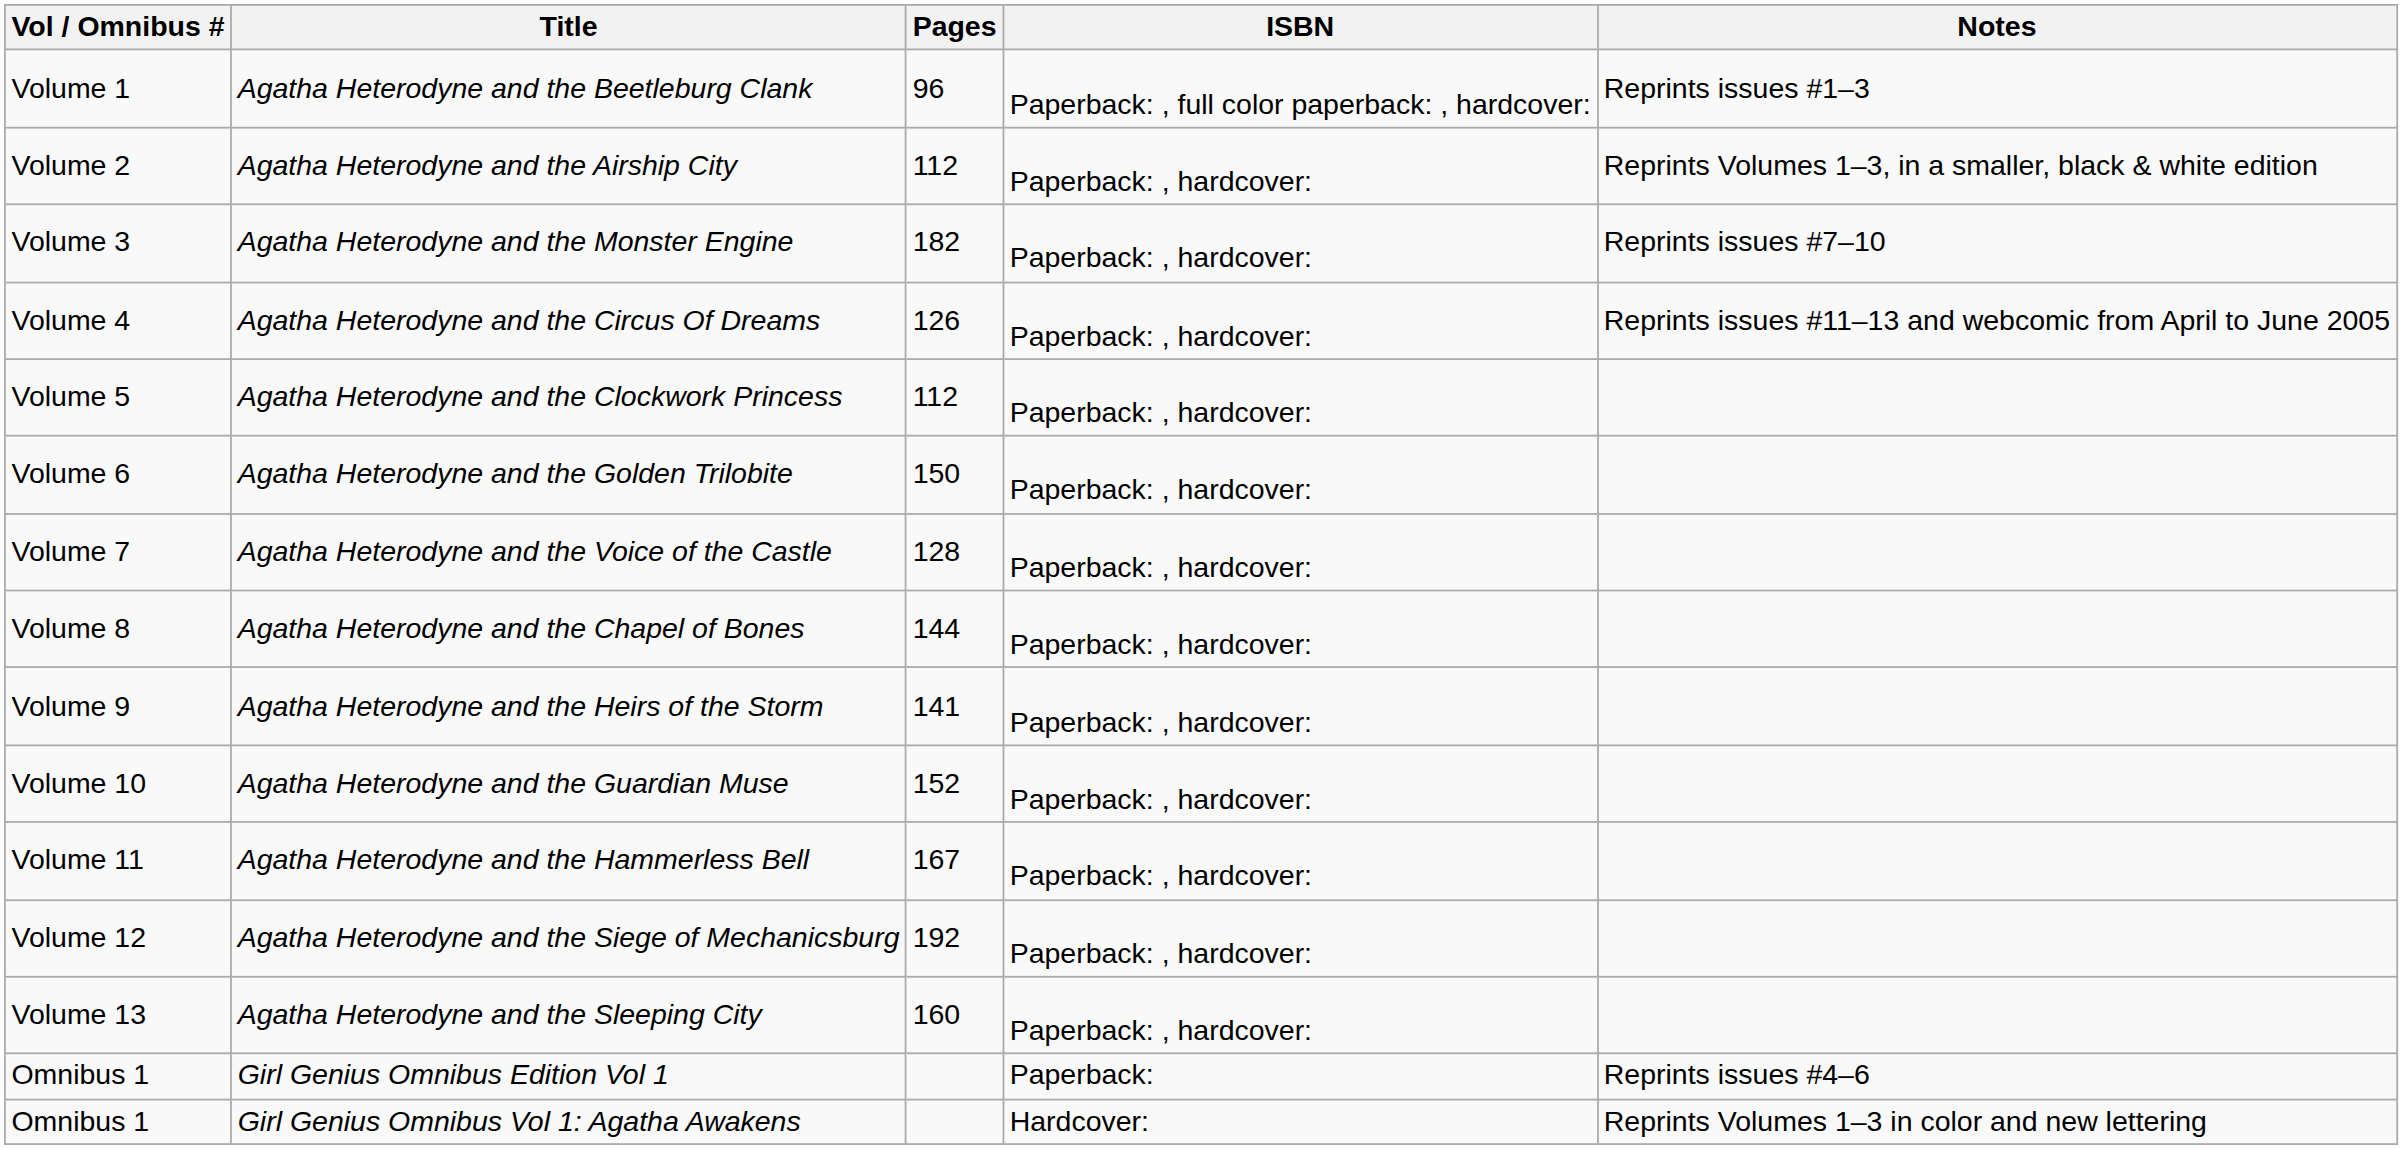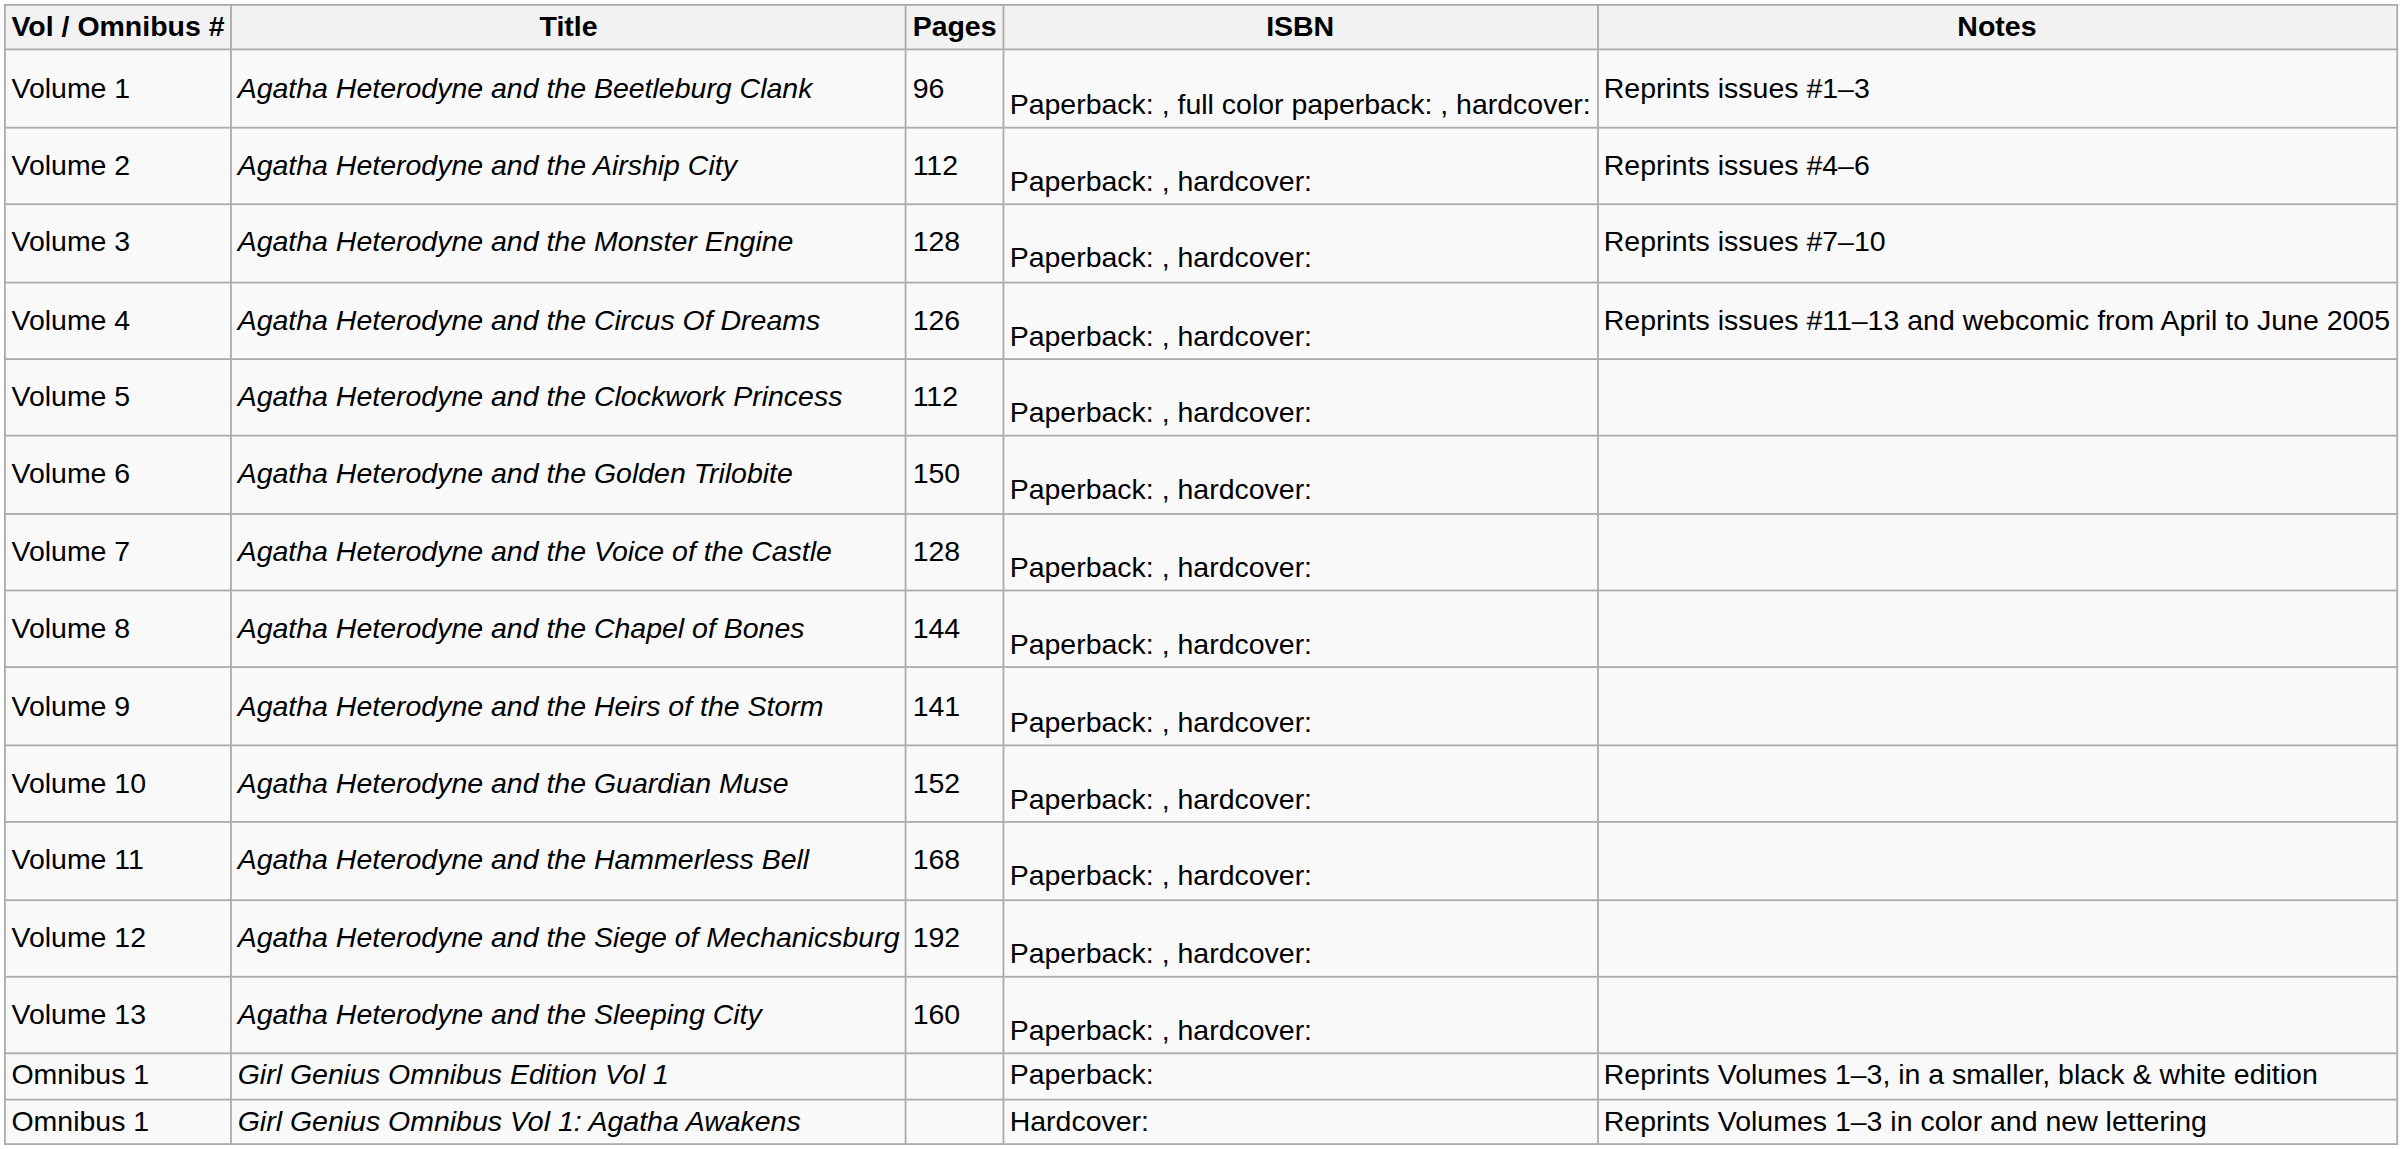(1961, 165) Reprints Volumes 1–3, in a smaller, black & white edition -> (1737, 165) Reprints issues #4–6
(936, 242) 182 -> (936, 242) 128
(936, 860) 167 -> (936, 860) 168
(1737, 1075) Reprints issues #4–6 -> (1961, 1075) Reprints Volumes 1–3, in a smaller, black & white edition
